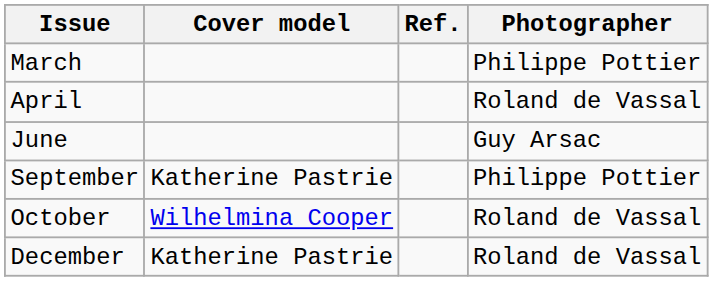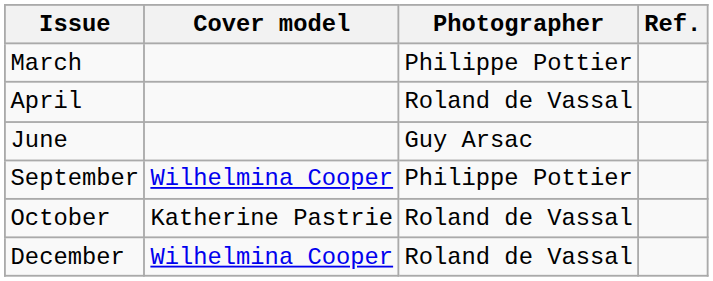columns swapped: (587, 24) <-> (433, 24)
(272, 179) Katherine Pastrie -> (272, 179) Wilhelmina Cooper
(272, 218) Wilhelmina Cooper -> (272, 218) Katherine Pastrie
(272, 257) Katherine Pastrie -> (272, 257) Wilhelmina Cooper
